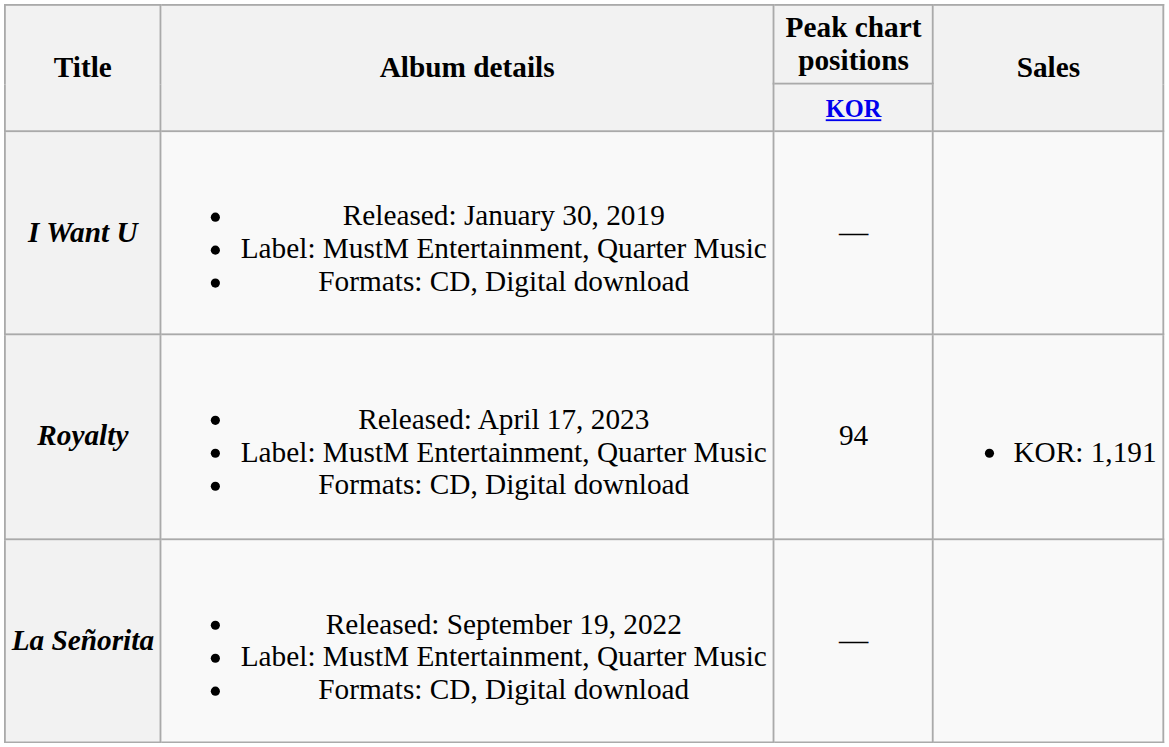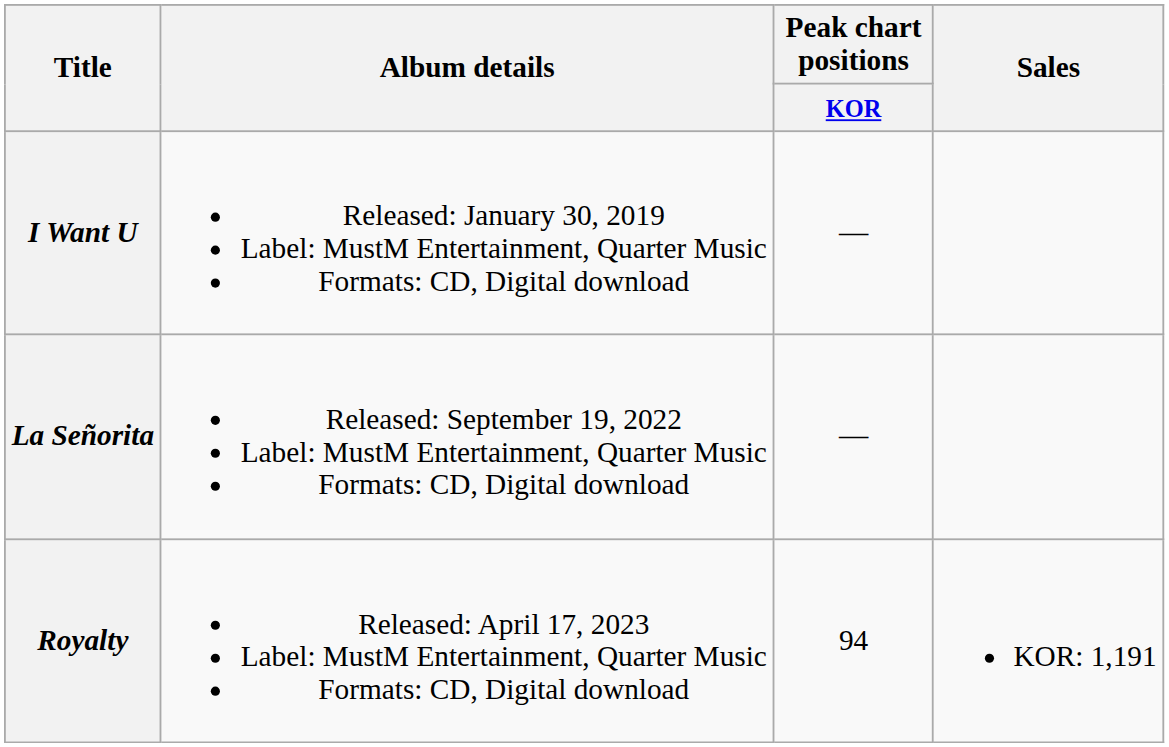rows swapped: (83, 639) <-> (83, 436)
